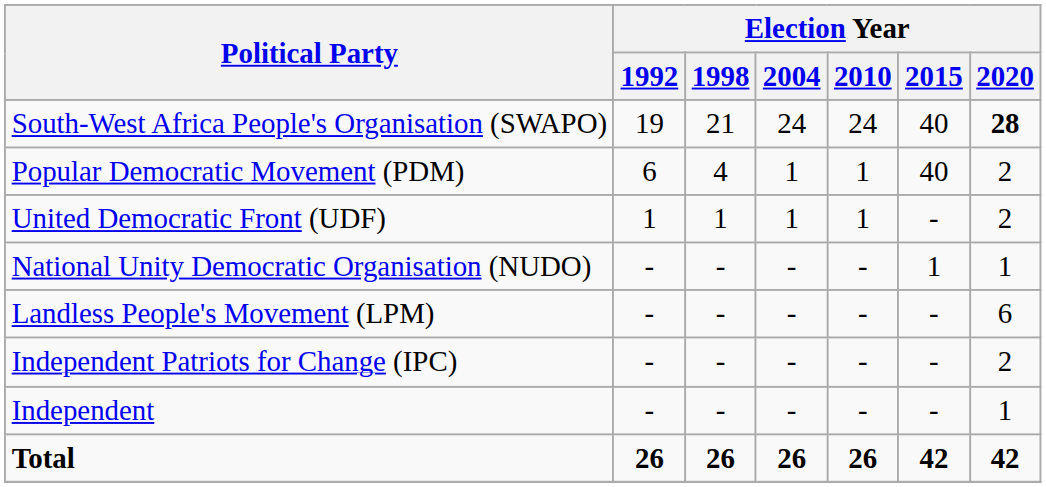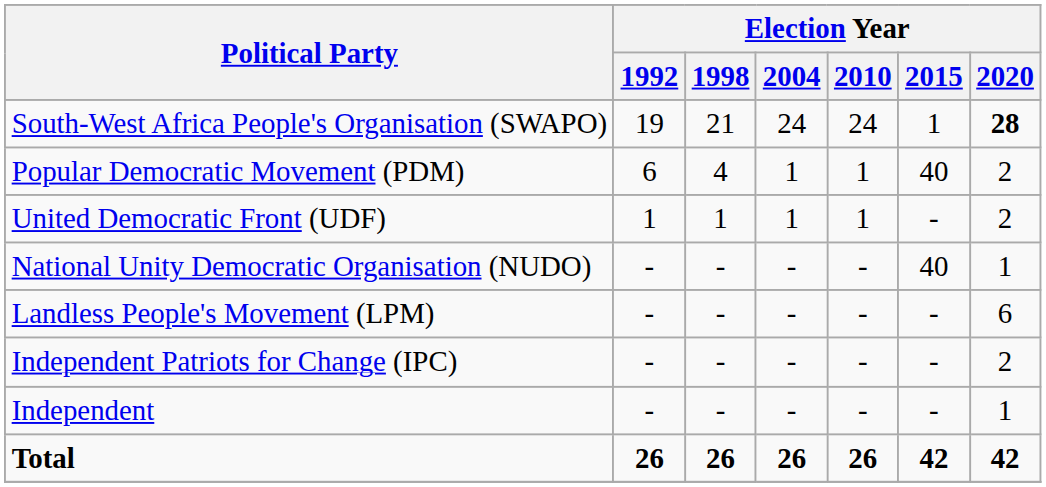(934, 123) 40 -> (934, 123) 1
(934, 266) 1 -> (934, 266) 40
